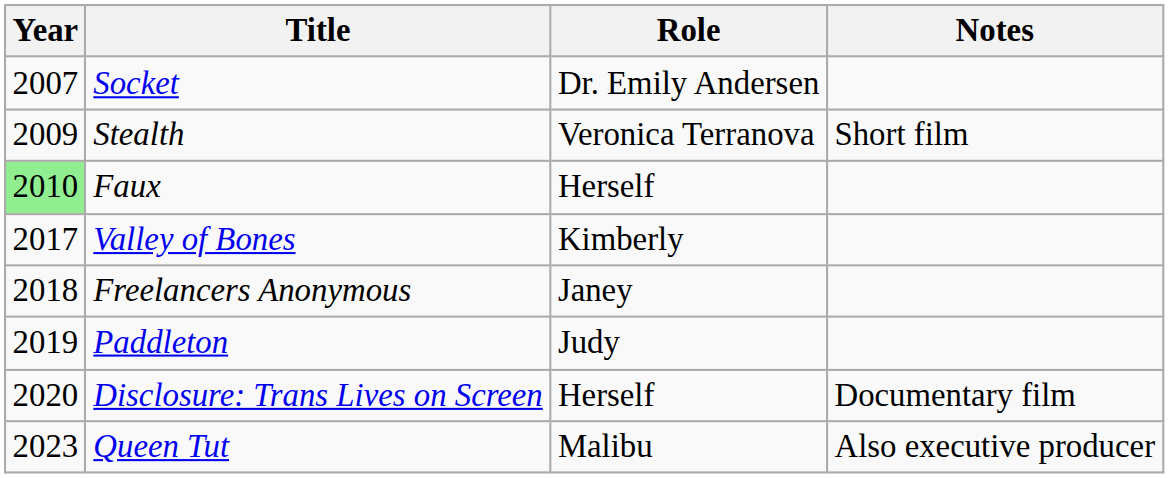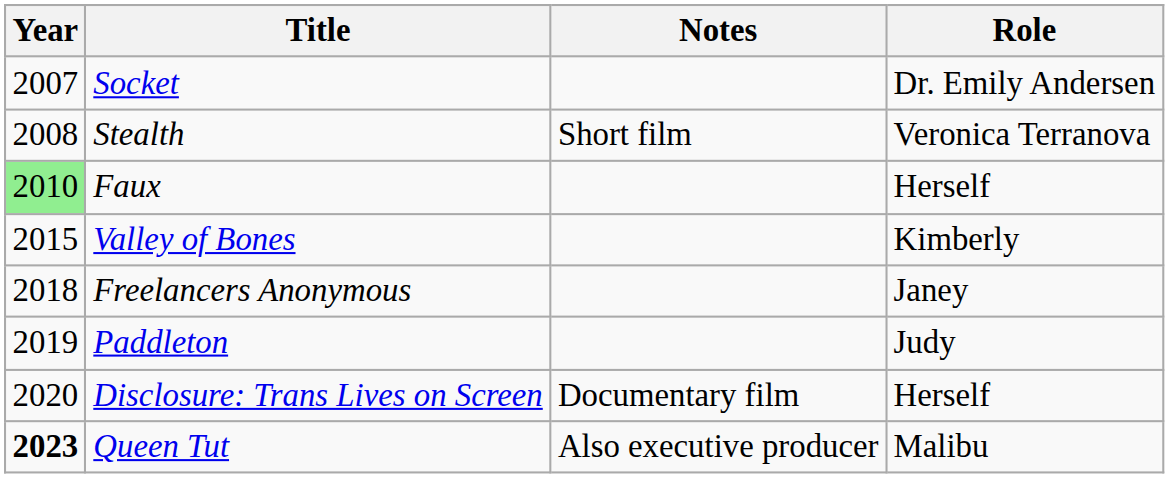columns swapped: (689, 30) <-> (995, 30)
(45, 134) 2009 -> (45, 134) 2008
(45, 238) 2017 -> (45, 238) 2015
(45, 446) normal -> (45, 446) bold
